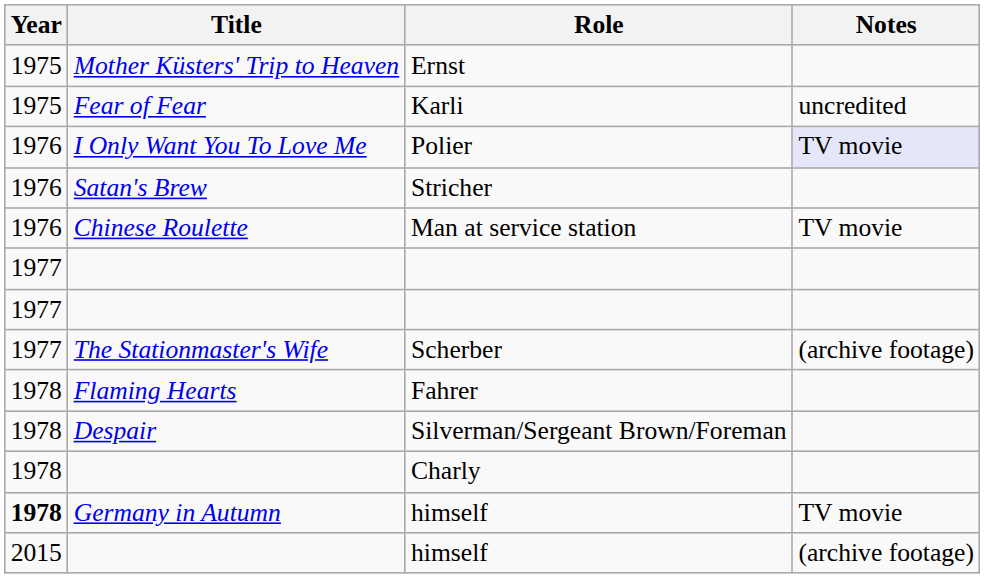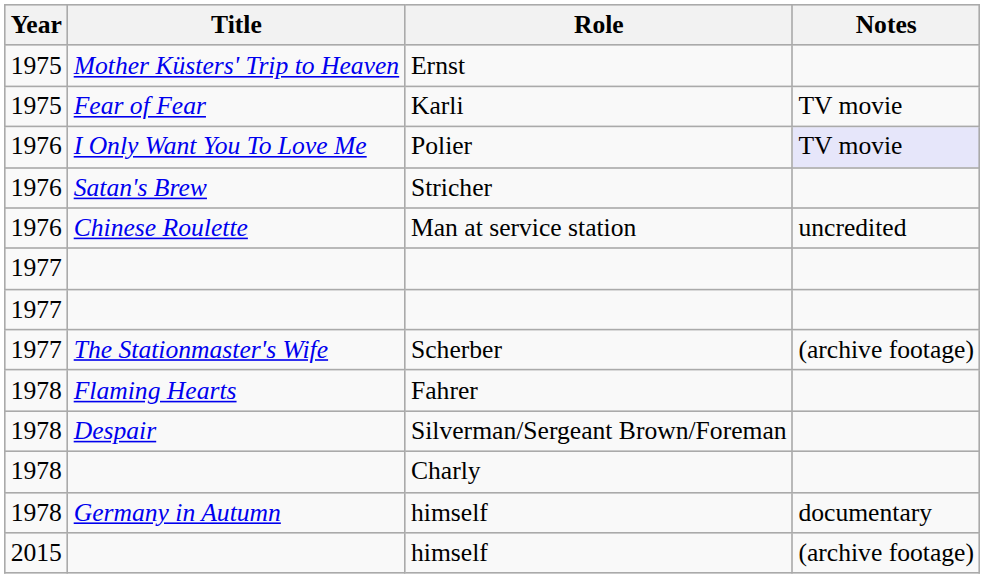(852, 106) uncredited -> (850, 106) TV movie
(850, 227) TV movie -> (852, 227) uncredited
(36, 512) bold -> (36, 512) normal
(850, 512) TV movie -> (865, 512) documentary
